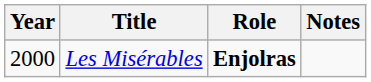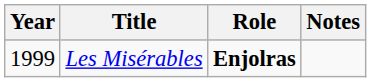(32, 58) 2000 -> (32, 58) 1999
